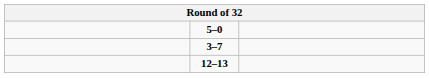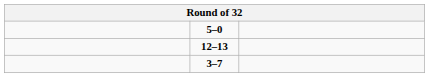rows swapped: (214, 64) <-> (214, 47)
